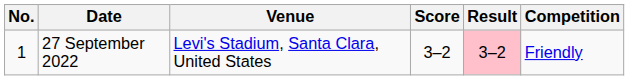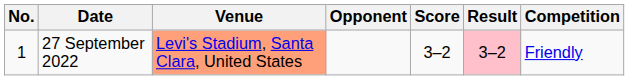+ column: (368, 17)
(276, 52) no background -> (235, 52) lightsalmon background
